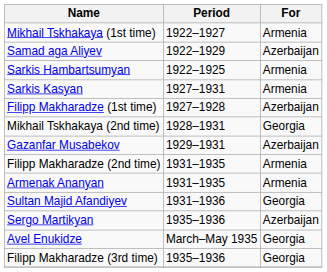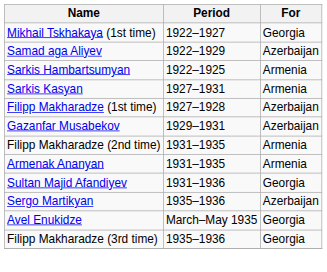(285, 32) Armenia -> (284, 32) Georgia
- row: (83, 126)
